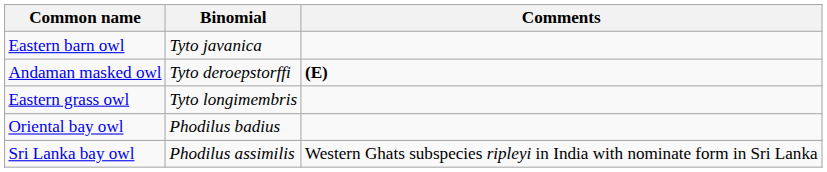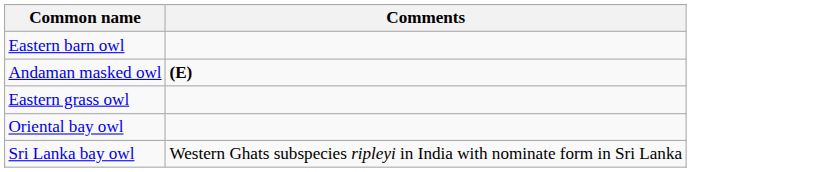- column: (233, 18)
